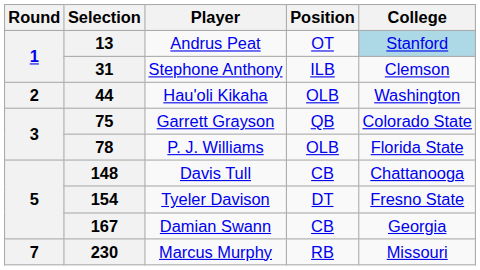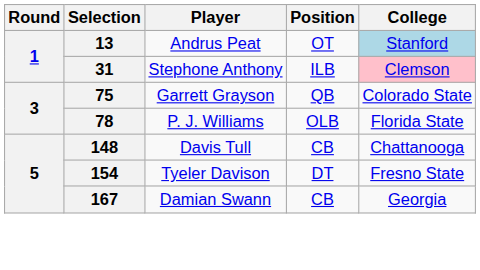(417, 70) no background -> (417, 70) pink background
- row: (104, 96)
- row: (104, 252)
